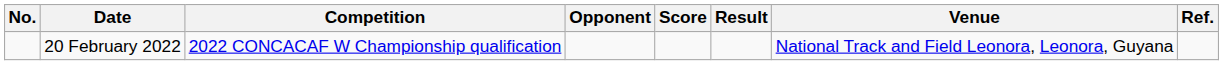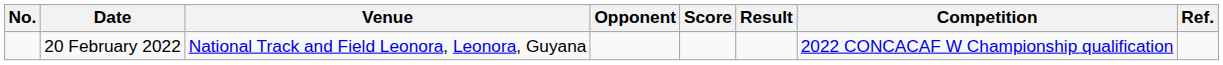columns swapped: (975, 18) <-> (375, 18)
